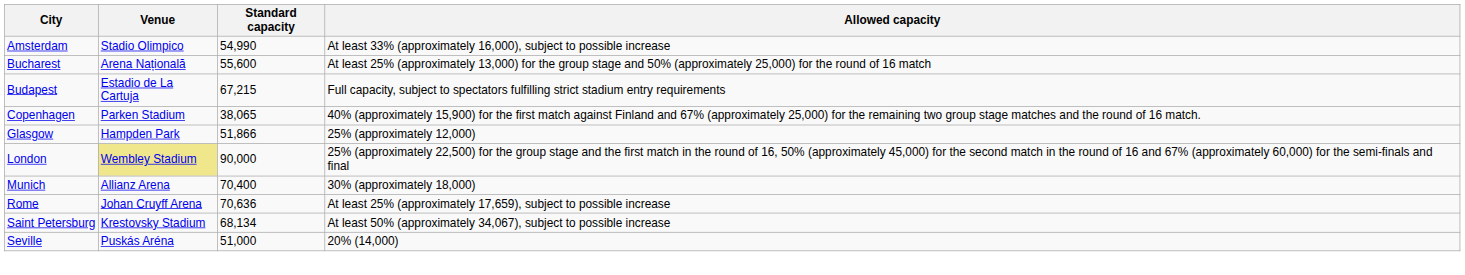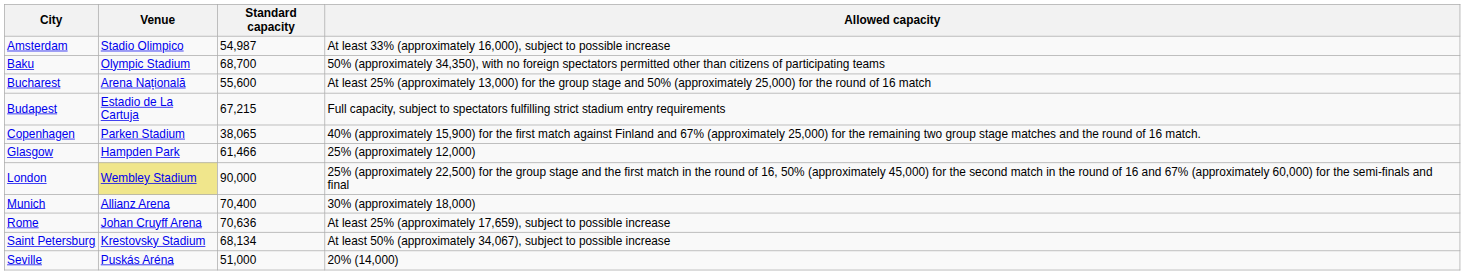(238, 45) 54,990 -> (238, 45) 54,987
+ row: (21, 64)
(238, 134) 51,866 -> (238, 153) 61,466
